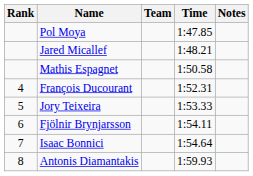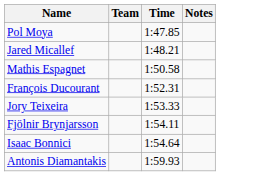- column: (21, 13)
